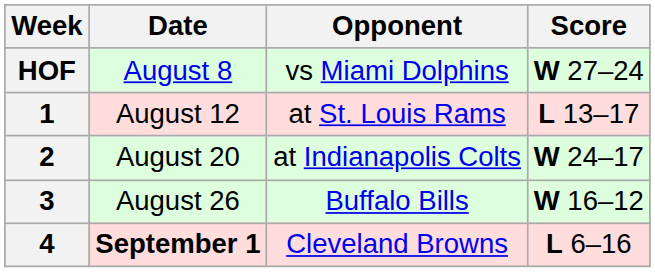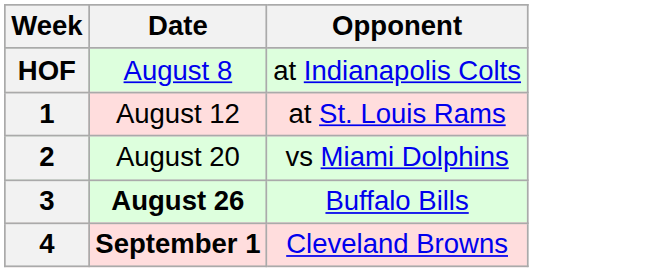- column: (589, 26)
(397, 69) vs Miami Dolphins -> (397, 69) at Indianapolis Colts
(397, 157) at Indianapolis Colts -> (397, 157) vs Miami Dolphins
(178, 200) normal -> (178, 200) bold
